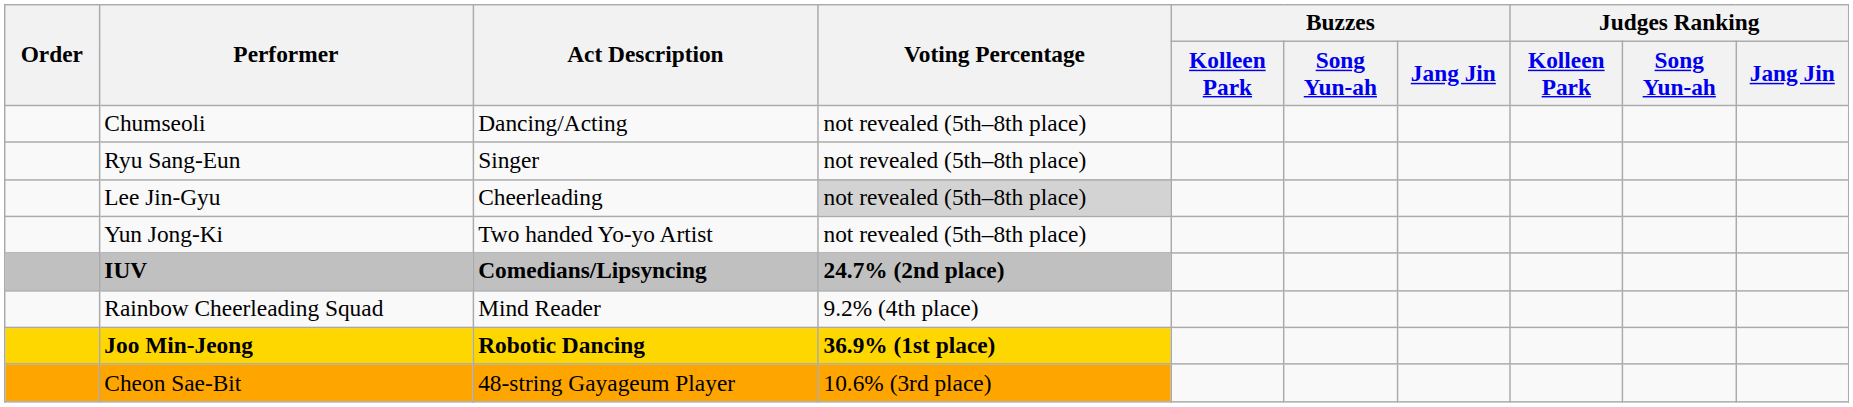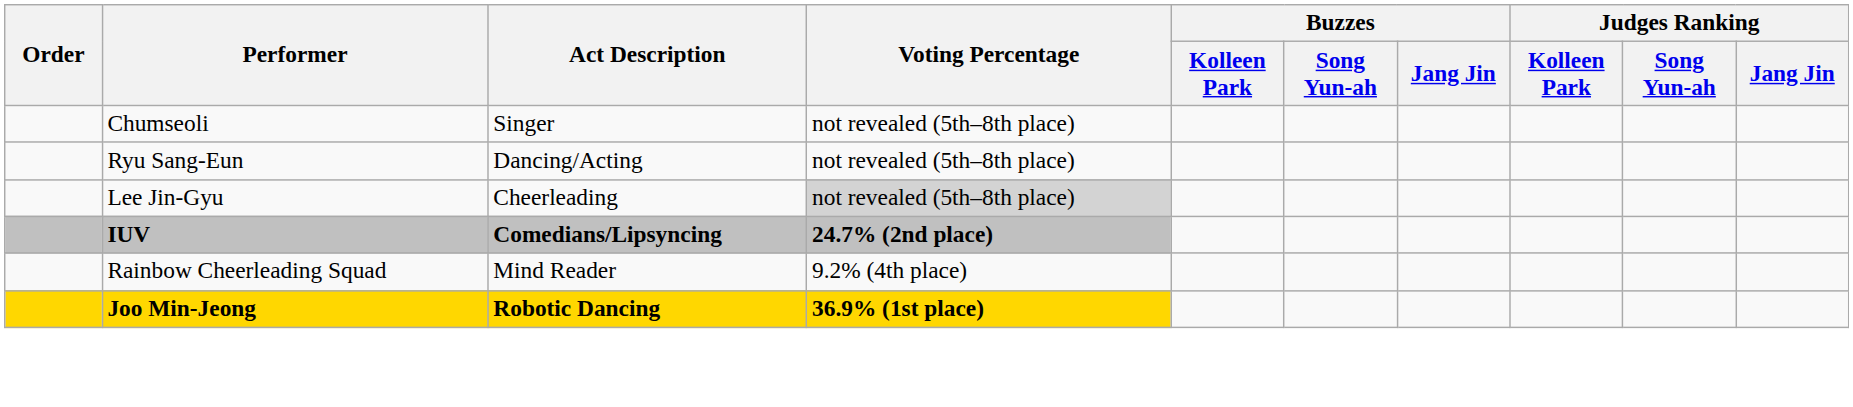(553, 123) Dancing/Acting -> (524, 123) Singer
(509, 160) Singer -> (568, 160) Dancing/Acting
- row: (164, 234)
- row: (173, 382)
